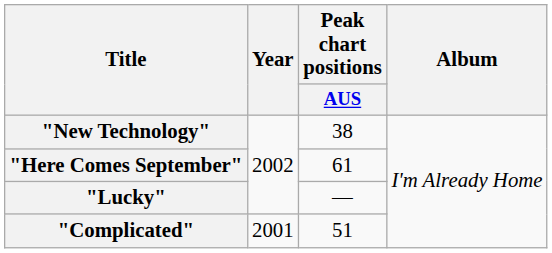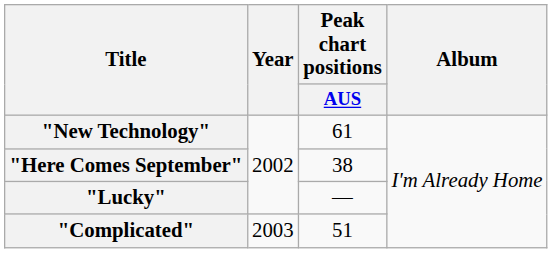(342, 131) 38 -> (342, 131) 61
(342, 164) 61 -> (342, 164) 38
(273, 230) 2001 -> (273, 230) 2003
